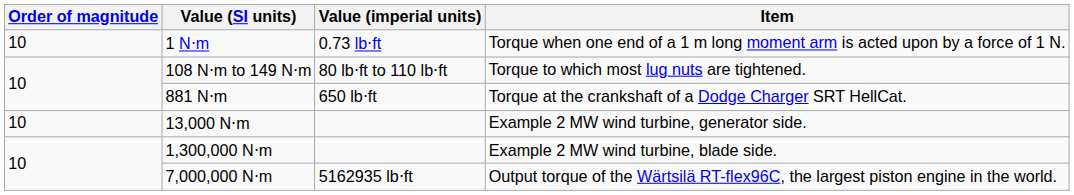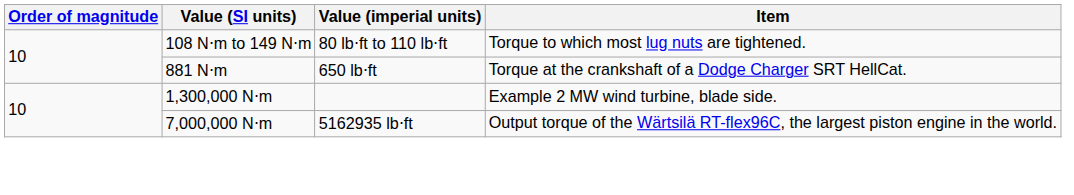- row: (187, 43)
- row: (208, 123)
